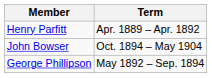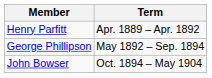rows swapped: (49, 64) <-> (38, 47)
